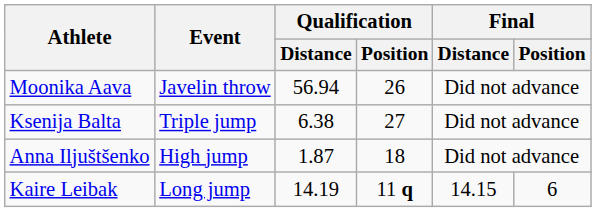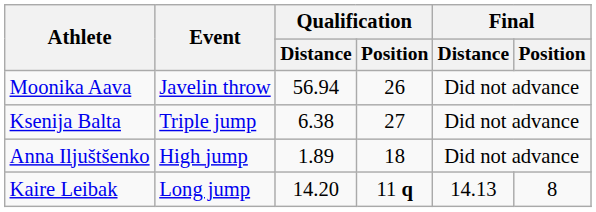(316, 155) 1.87 -> (316, 155) 1.89
(316, 189) 14.19 -> (316, 189) 14.20
(473, 189) 14.15 -> (473, 189) 14.13
(552, 189) 6 -> (552, 189) 8
